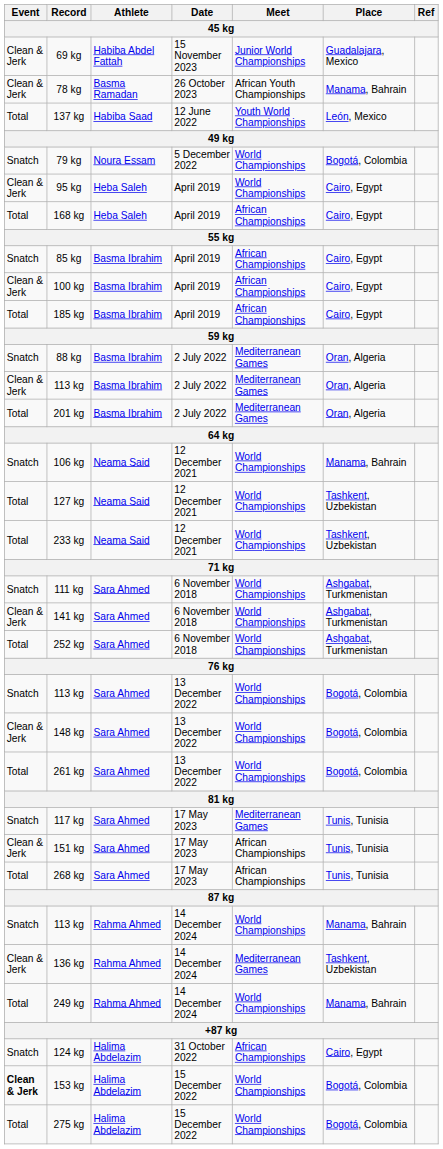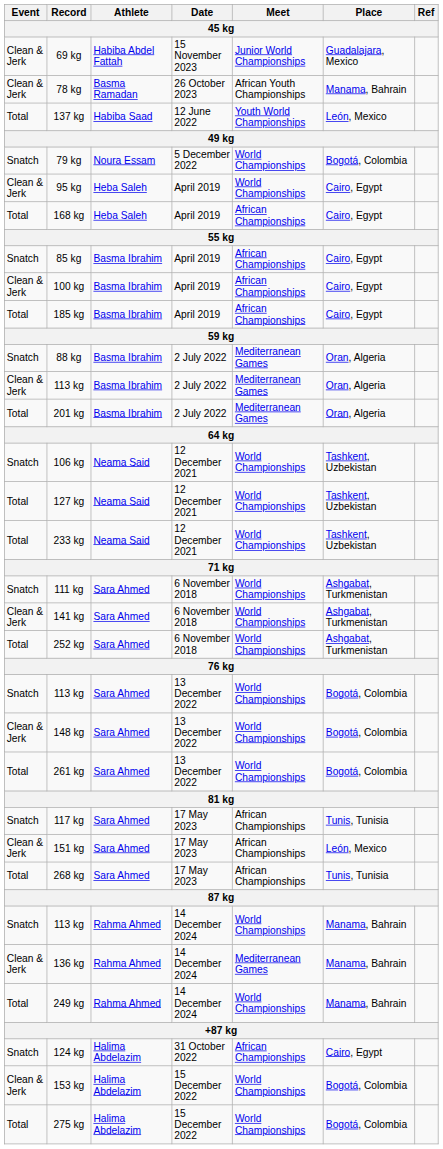(366, 463) Manama, Bahrain -> (351, 463) Tashkent, Uzbekistan
(268, 821) Mediterranean Games -> (270, 821) African Championships
(357, 849) Tunis, Tunisia -> (356, 849) León, Mexico
(351, 964) Tashkent, Uzbekistan -> (366, 964) Manama, Bahrain
(22, 1086) bold -> (25, 1086) normal
